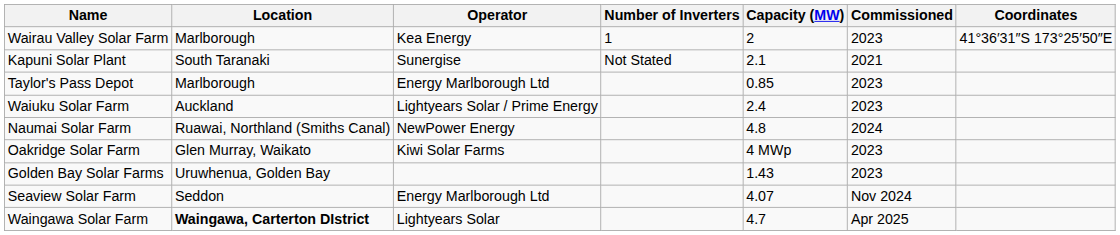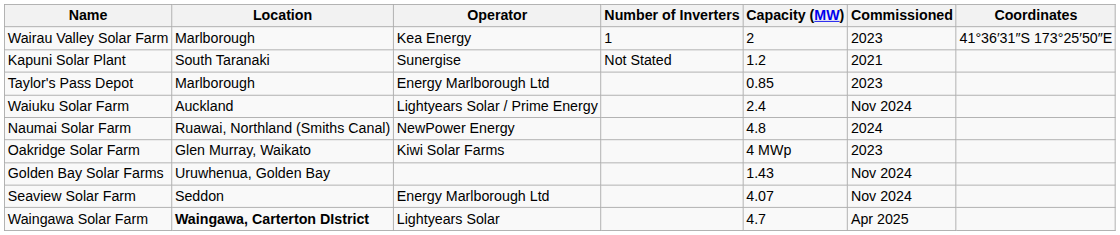(756, 60) 2.1 -> (756, 60) 1.2
(867, 106) 2023 -> (881, 106) Nov 2024
(867, 173) 2023 -> (881, 173) Nov 2024
